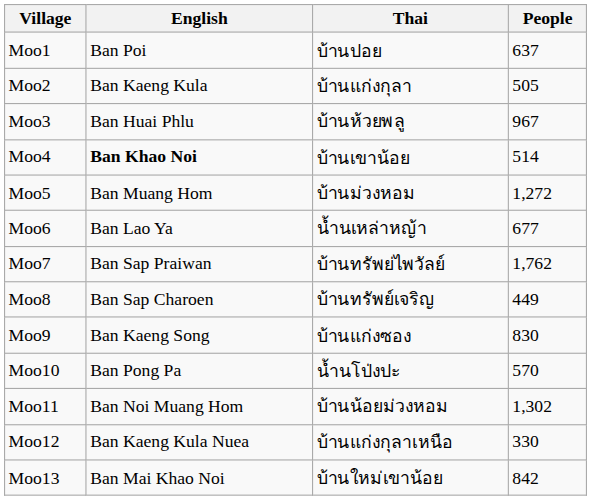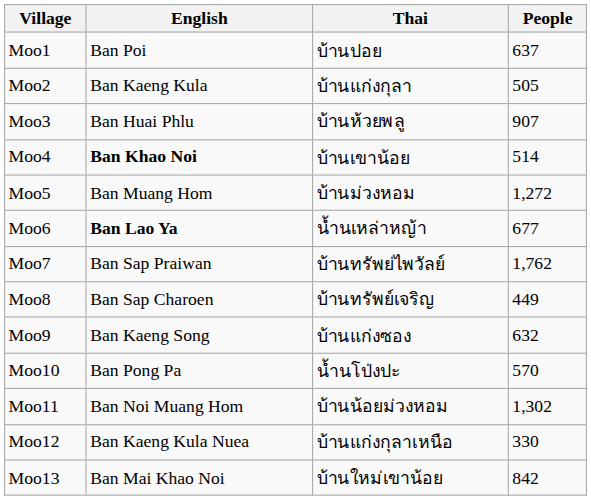(526, 121) 967 -> (526, 121) 907
(132, 228) normal -> (134, 228) bold
(526, 335) 830 -> (526, 335) 632
